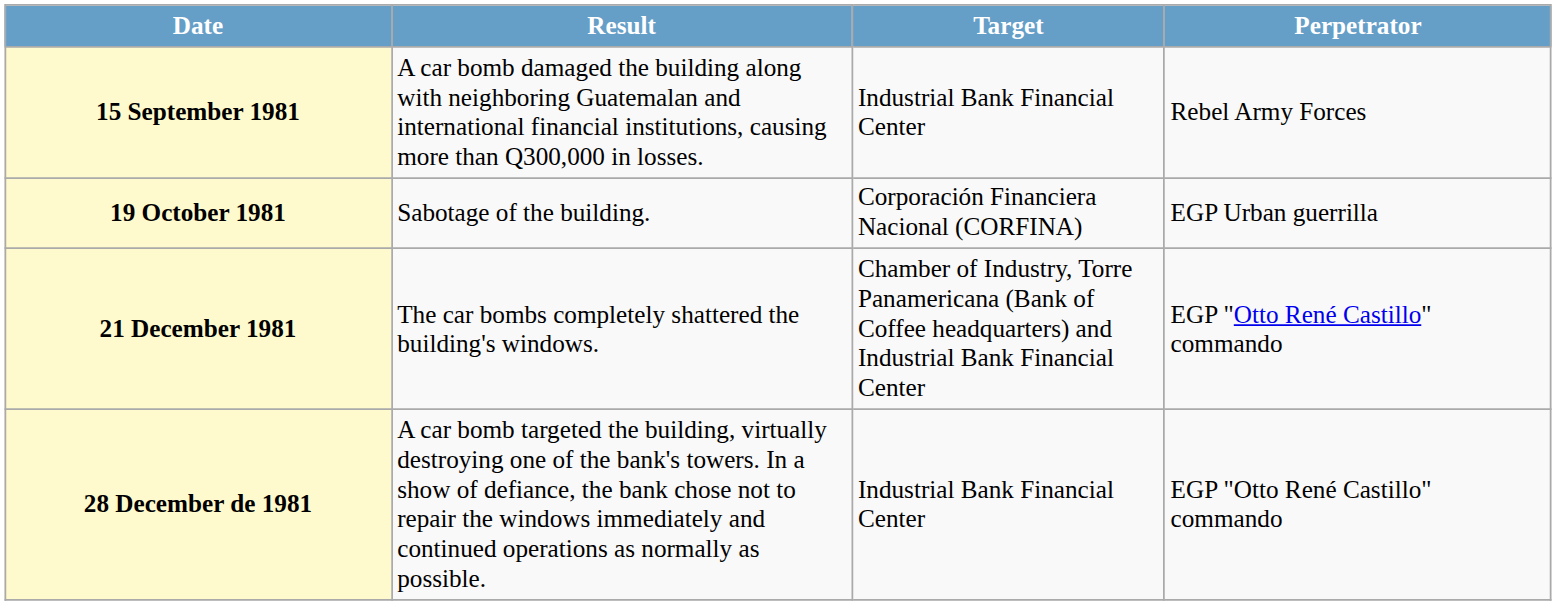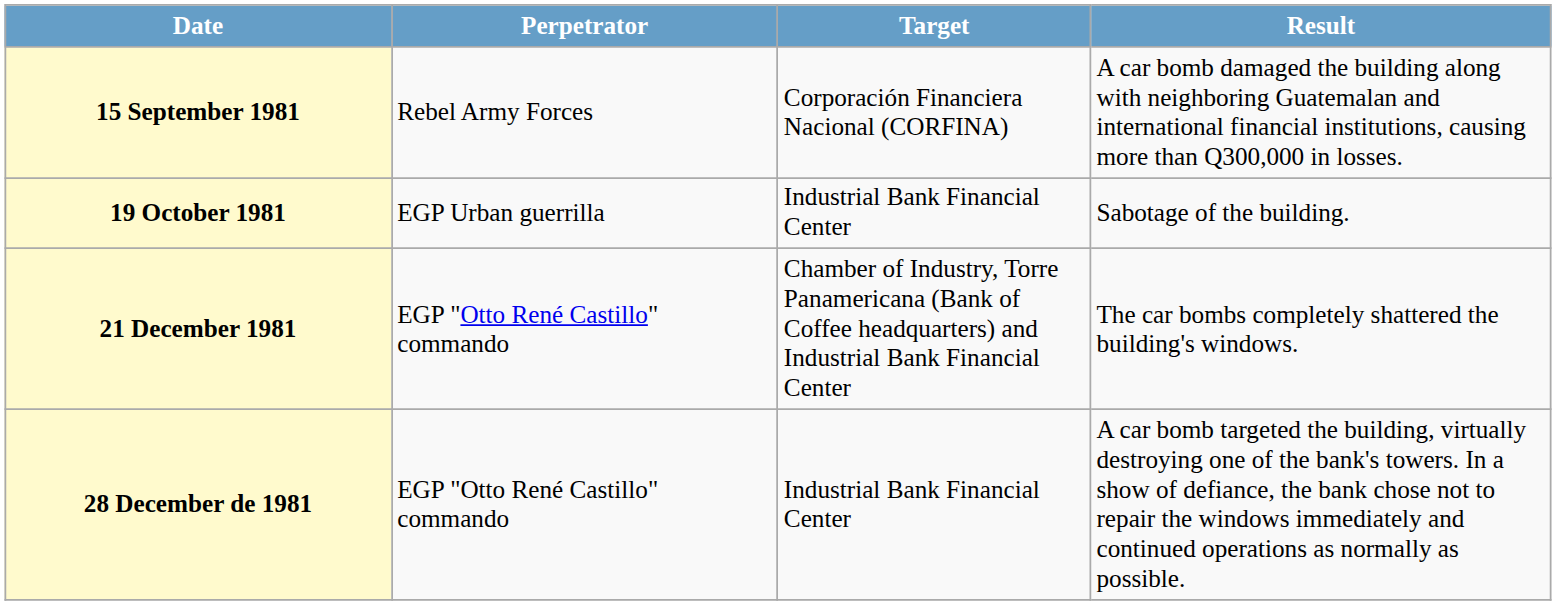columns swapped: (1358, 25) <-> (622, 25)
(986, 111) Industrial Bank Financial Center -> (903, 111) Corporación Financiera Nacional (CORFINA)
(977, 212) Corporación Financiera Nacional (CORFINA) -> (912, 212) Industrial Bank Financial Center
